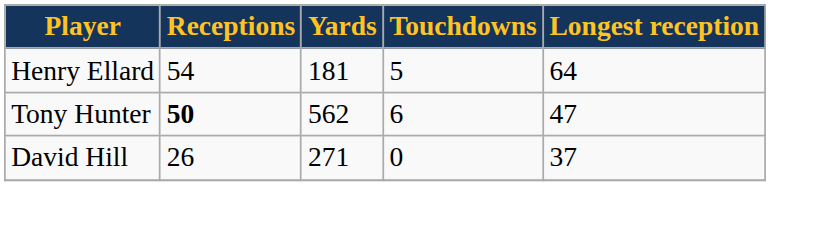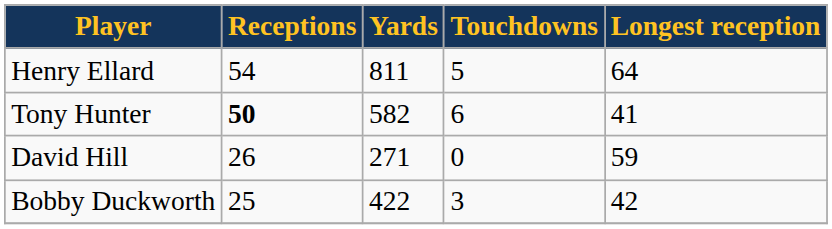(329, 69) 181 -> (389, 69) 811
(329, 113) 562 -> (390, 113) 582
(563, 113) 47 -> (624, 113) 41
(563, 157) 37 -> (624, 157) 59
+ row: (113, 200)
